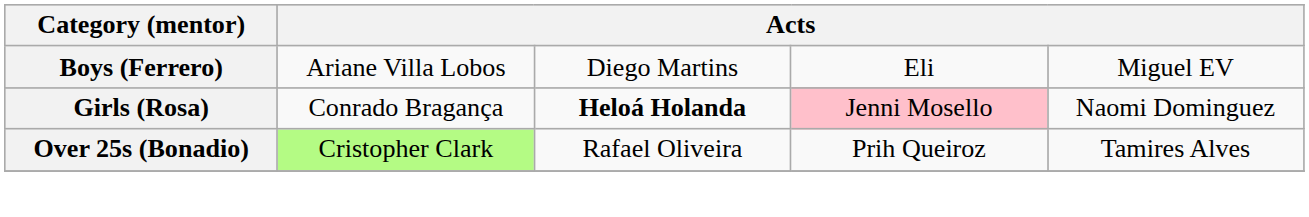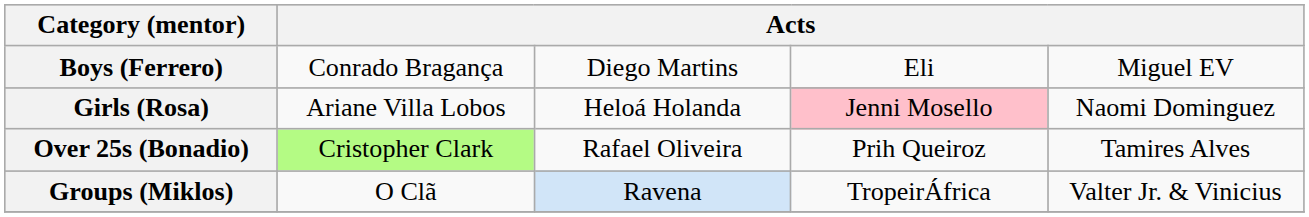(406, 66) Ariane Villa Lobos -> (406, 66) Conrado Bragança
(406, 107) Conrado Bragança -> (406, 107) Ariane Villa Lobos
(662, 107) bold -> (662, 107) normal
+ row: (141, 190)
